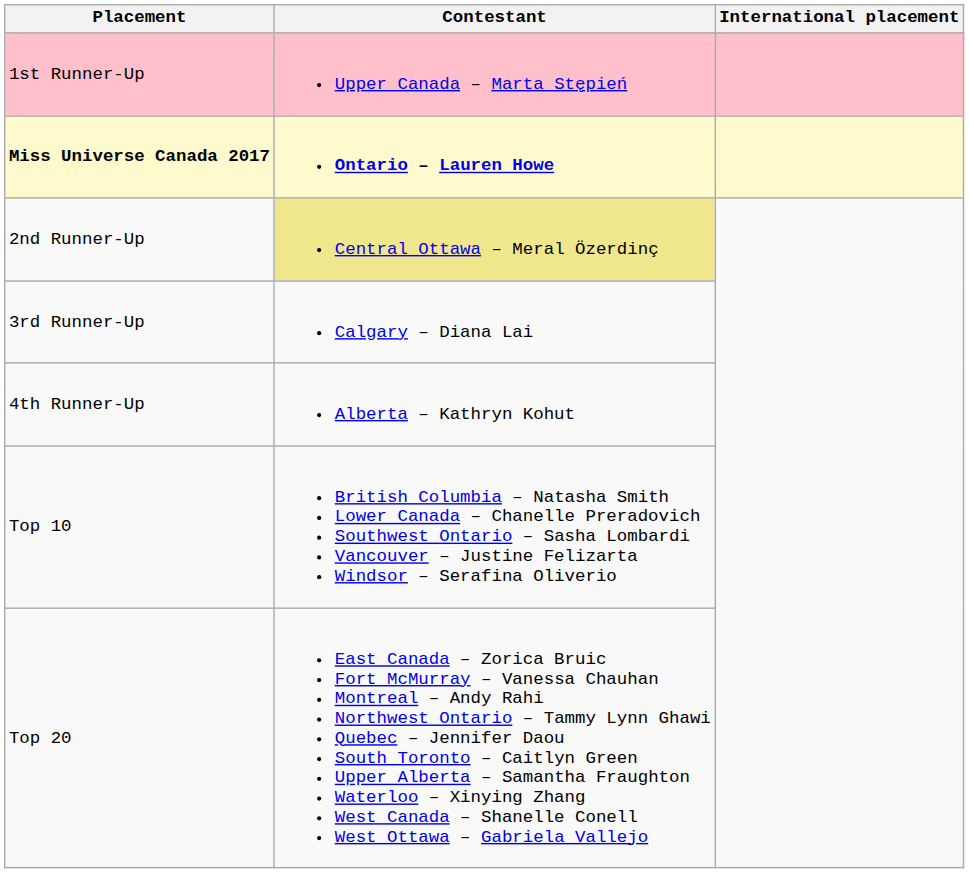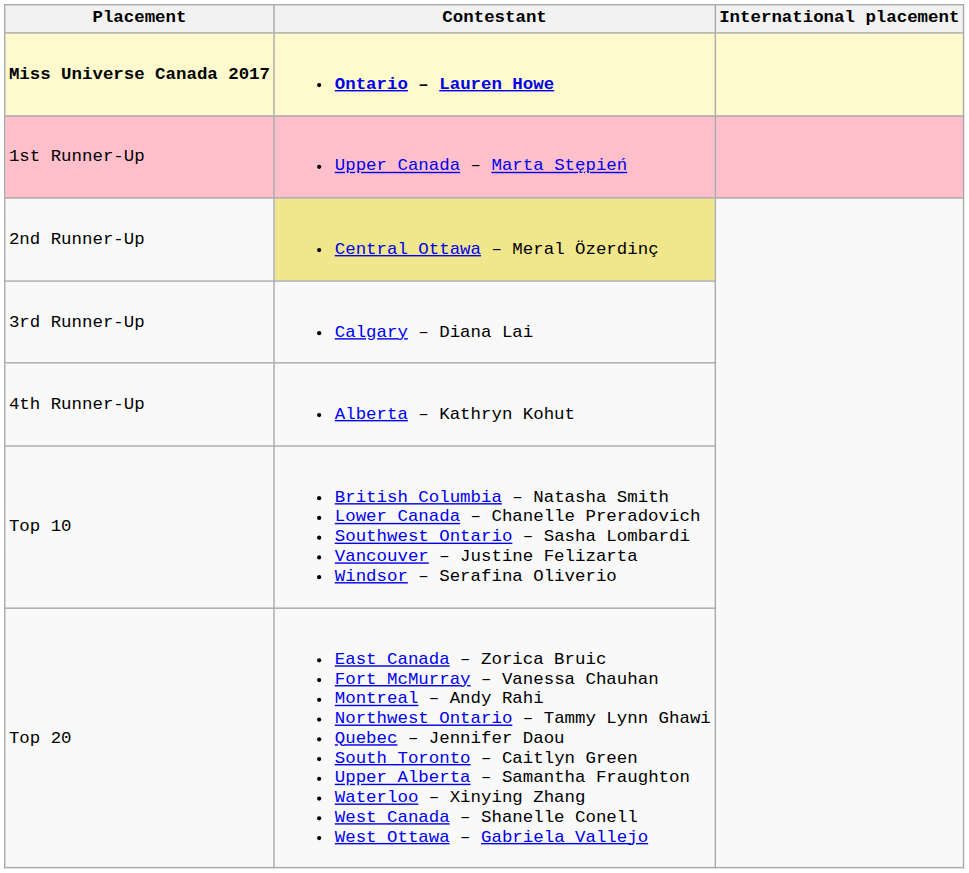rows swapped: (139, 157) <-> (77, 74)
